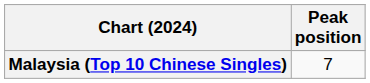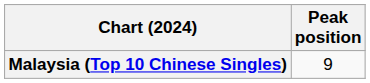(328, 64) 7 -> (328, 64) 9
